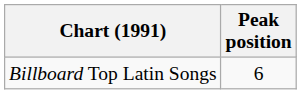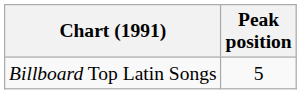(259, 72) 6 -> (259, 72) 5
